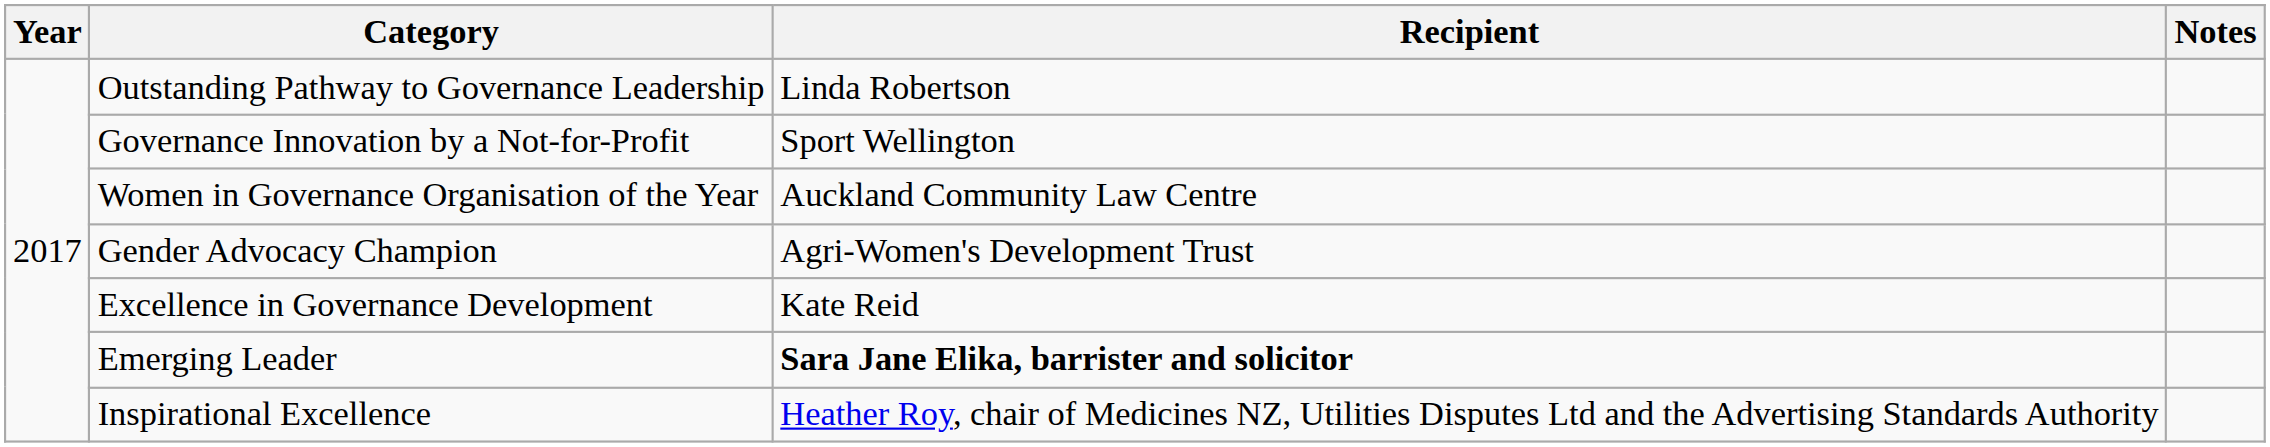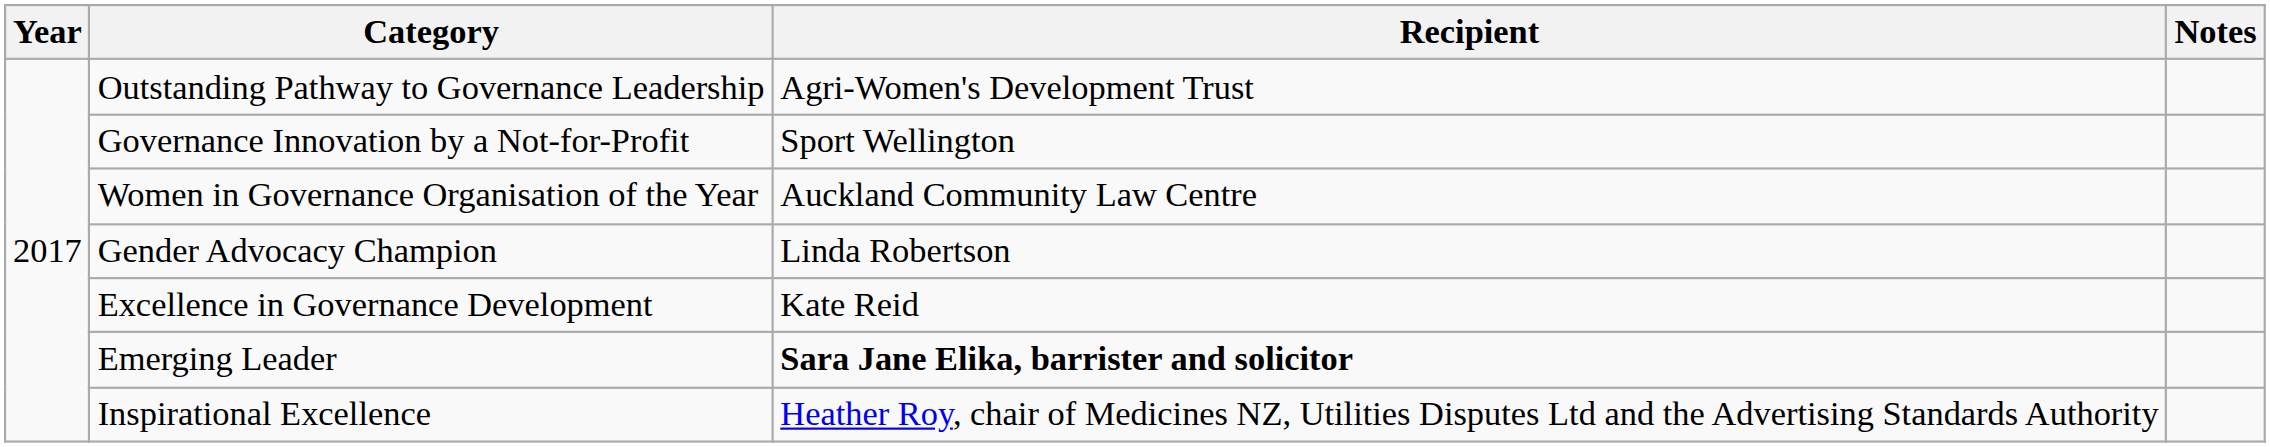(895, 86) Linda Robertson -> (1017, 86) Agri-Women's Development Trust
(1017, 250) Agri-Women's Development Trust -> (895, 250) Linda Robertson
